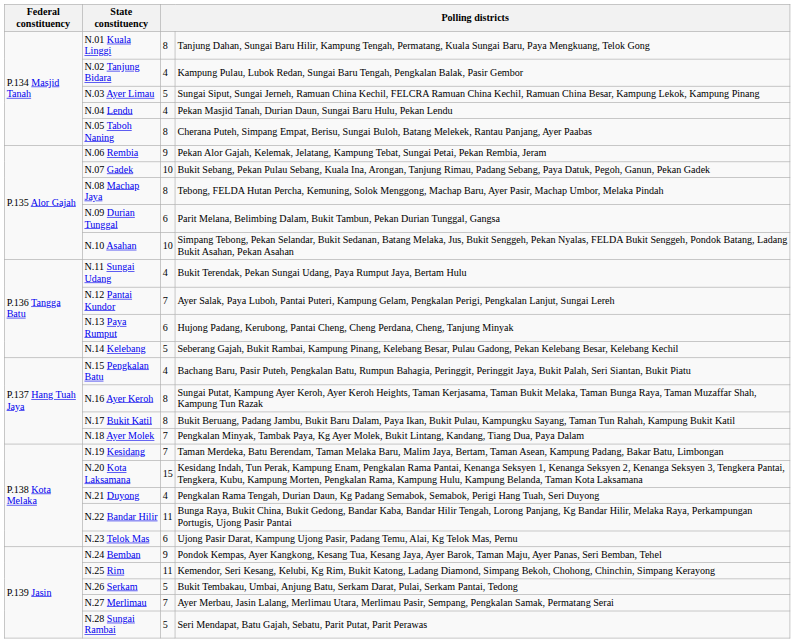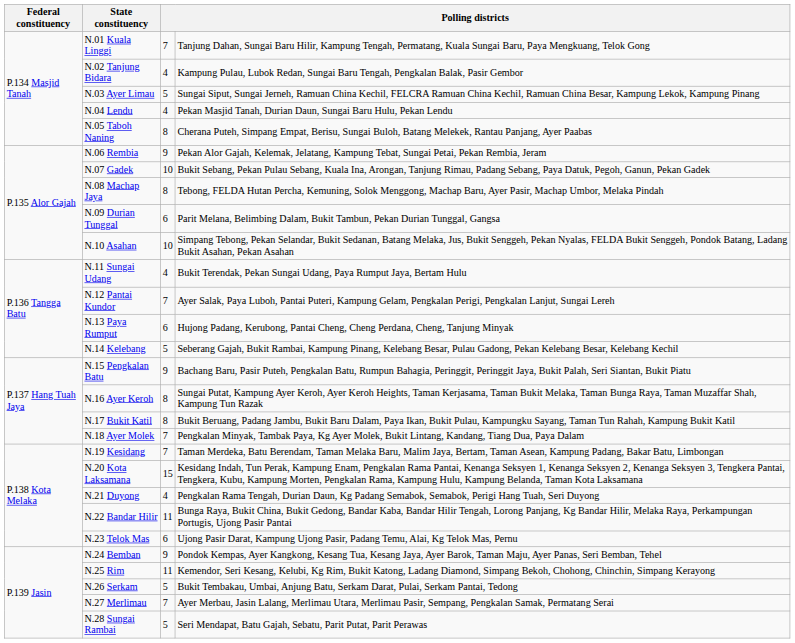(165, 45) 8 -> (165, 45) 7
(165, 371) 4 -> (165, 371) 9
